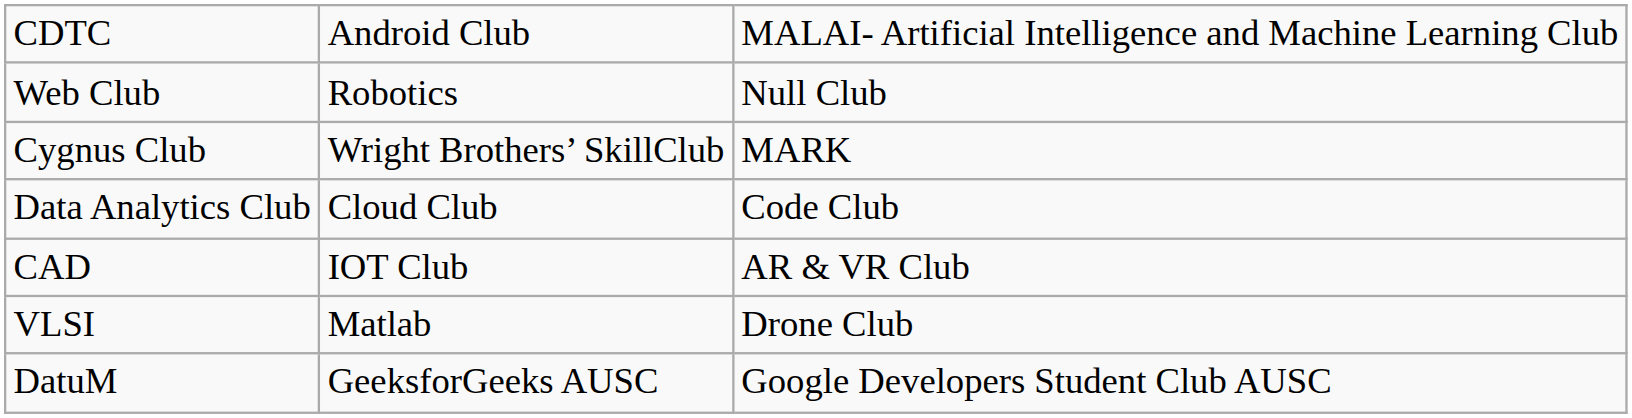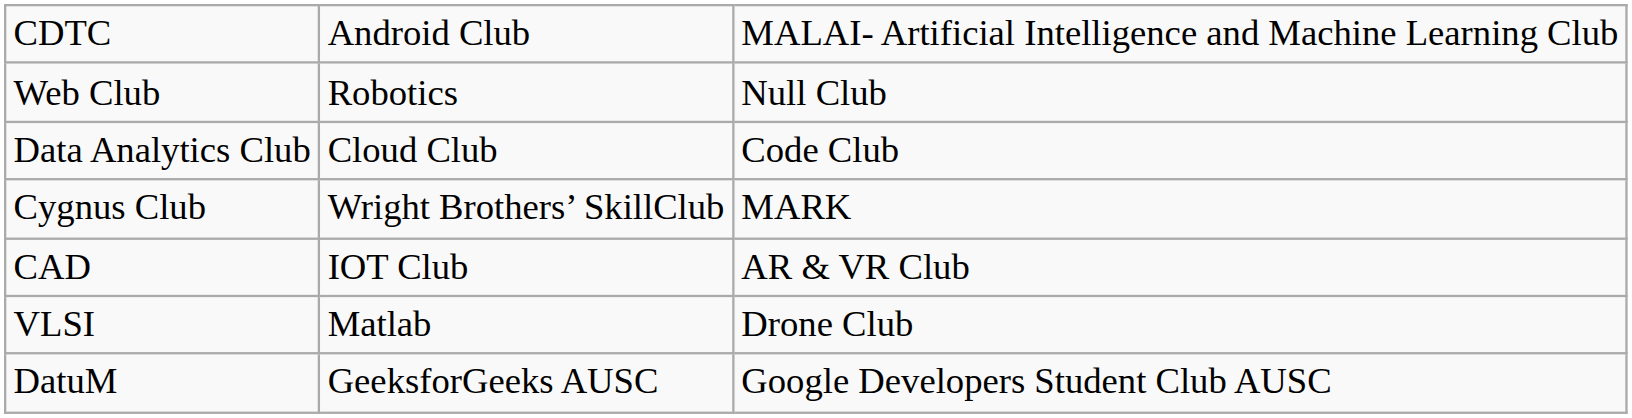rows swapped: (162, 207) <-> (110, 149)
